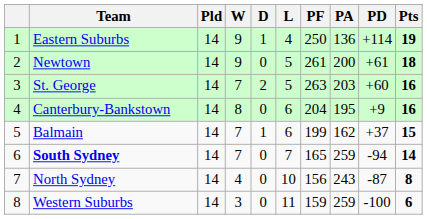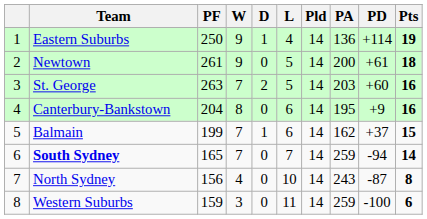columns swapped: (211, 16) <-> (315, 16)
